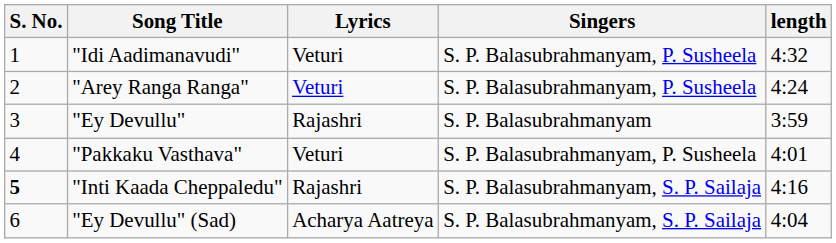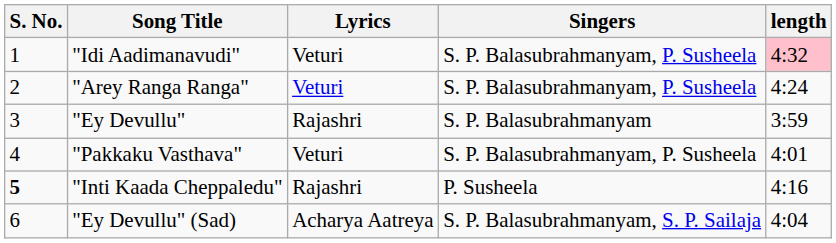(789, 54) no background -> (789, 54) pink background
(602, 187) S. P. Balasubrahmanyam, S. P. Sailaja -> (490, 187) P. Susheela
